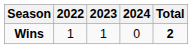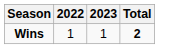- column: (137, 14)
